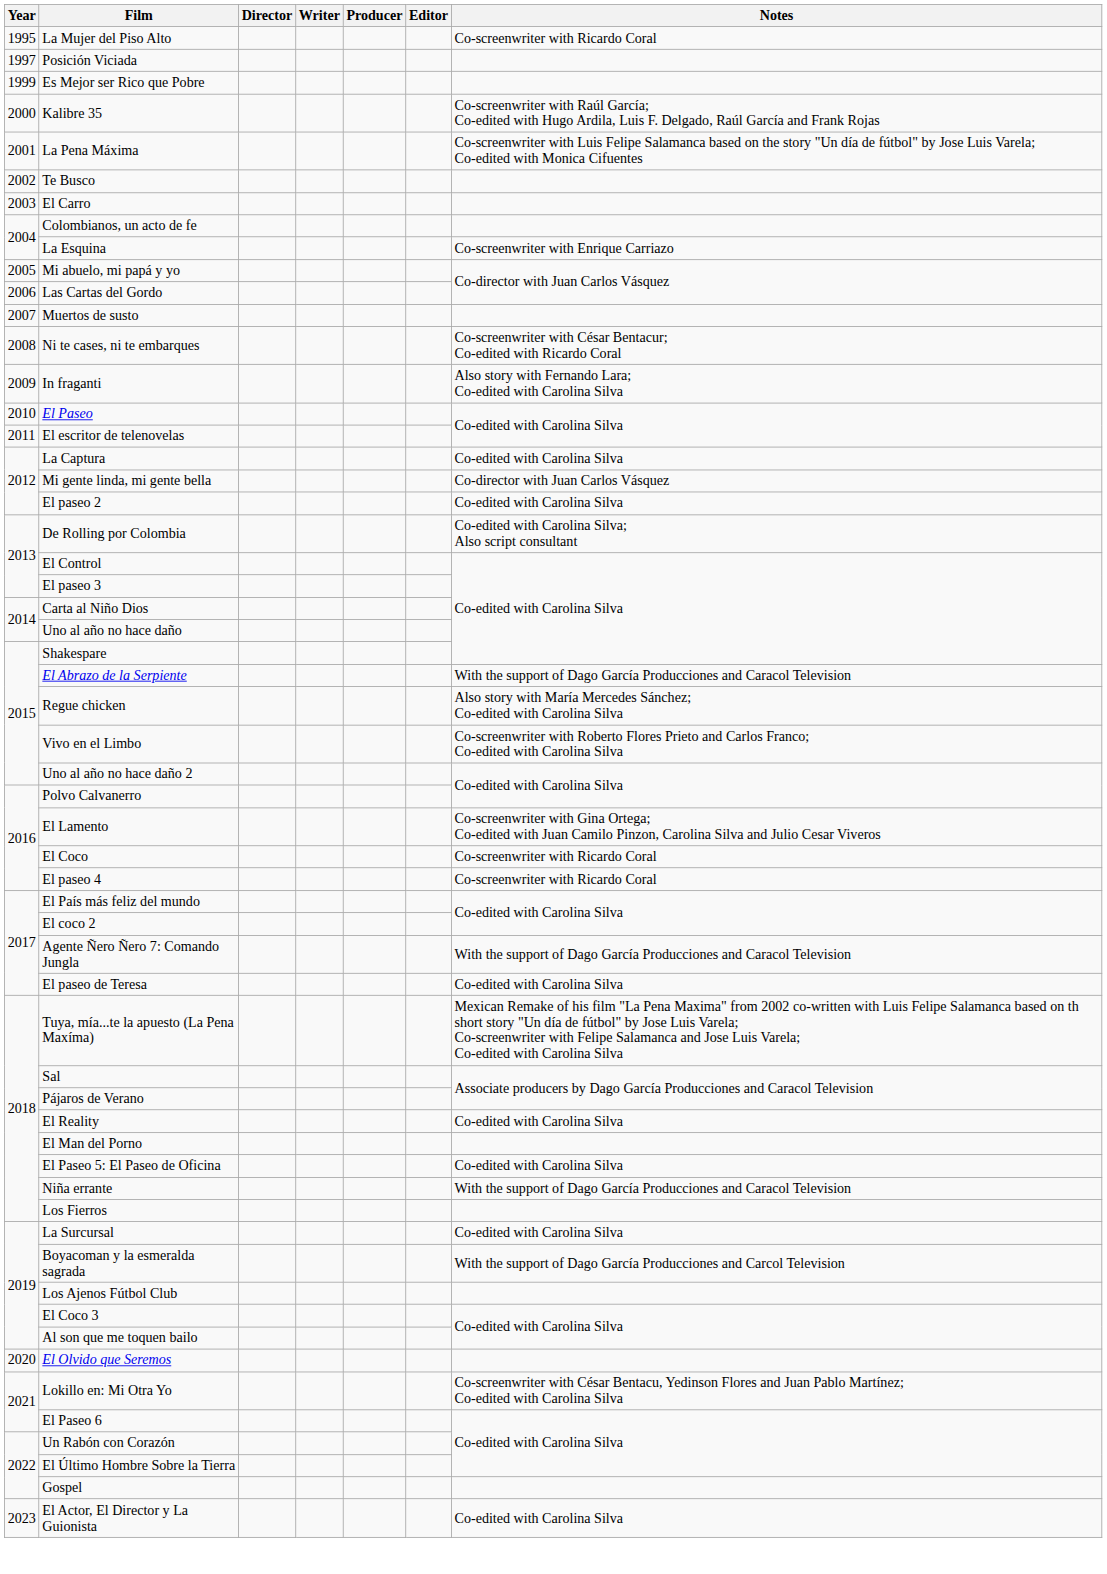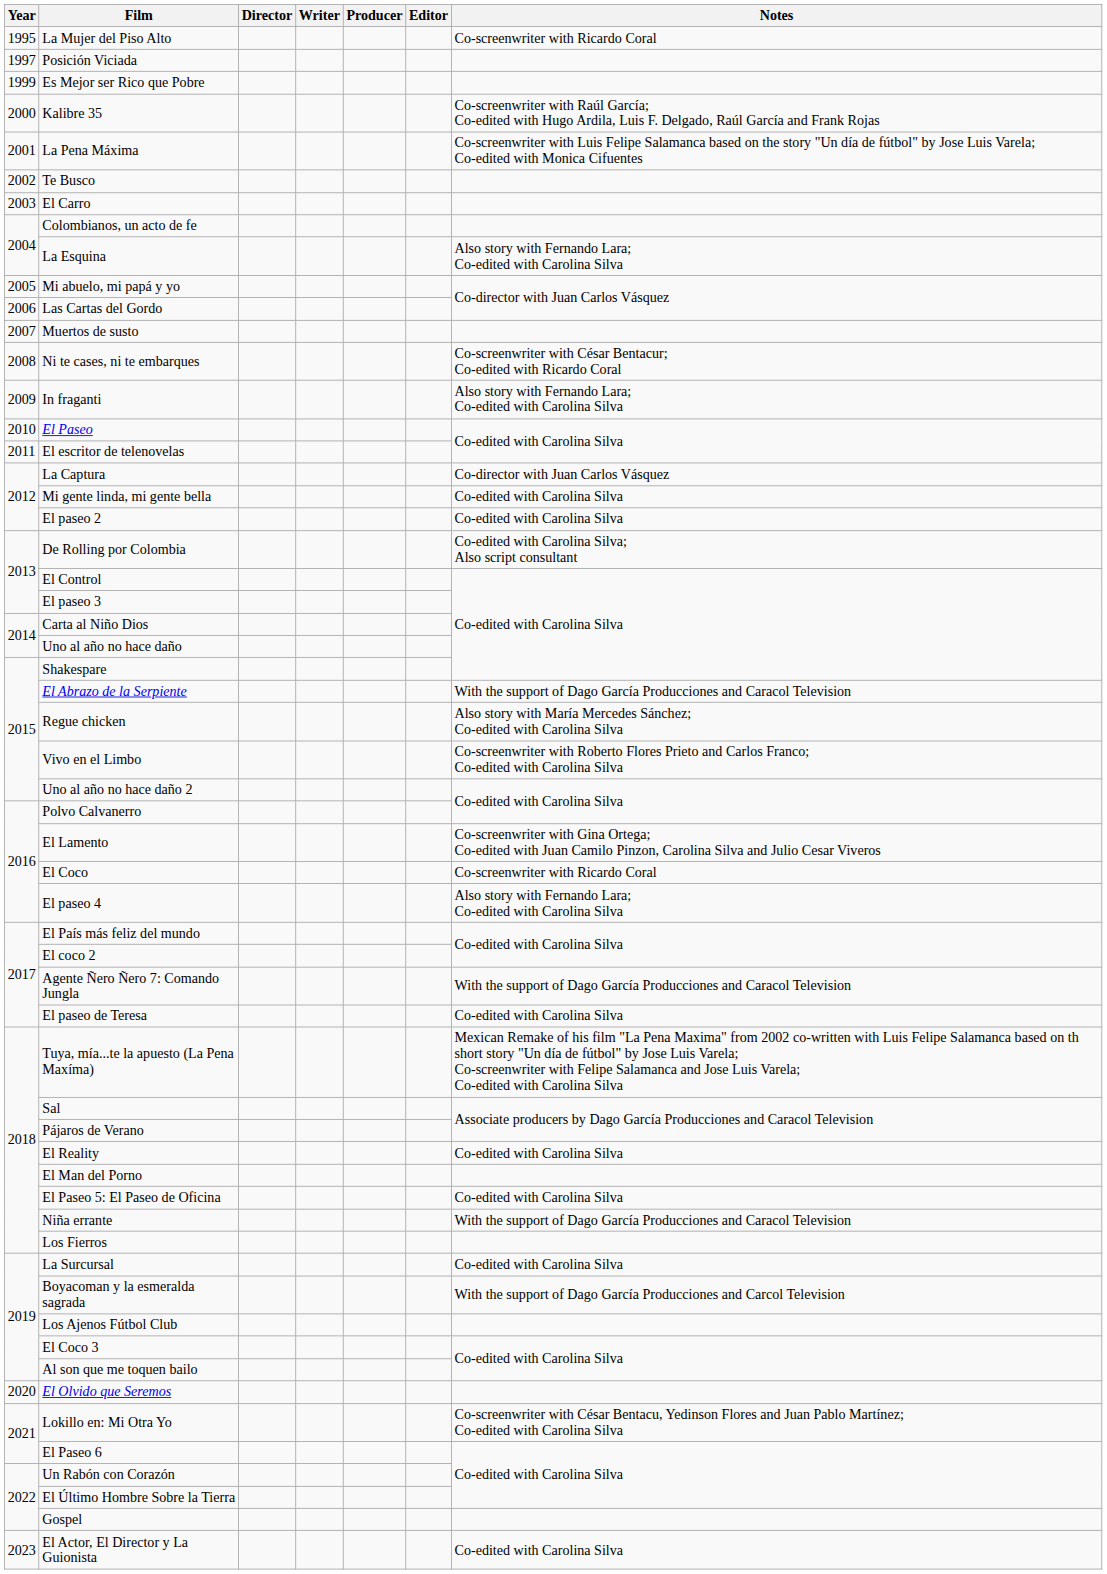(564, 248) Co-screenwriter with Enrique Carriazo -> (543, 256) Also story with Fernando Lara; Co-edited with Carolina Silva
(539, 458) Co-edited with Carolina Silva -> (562, 474) Co-director with Juan Carlos Vásquez
(562, 480) Co-director with Juan Carlos Vásquez -> (539, 496) Co-edited with Carolina Silva
(556, 879) Co-screenwriter with Ricardo Coral -> (543, 903) Also story with Fernando Lara; Co-edited with Carolina Silva
